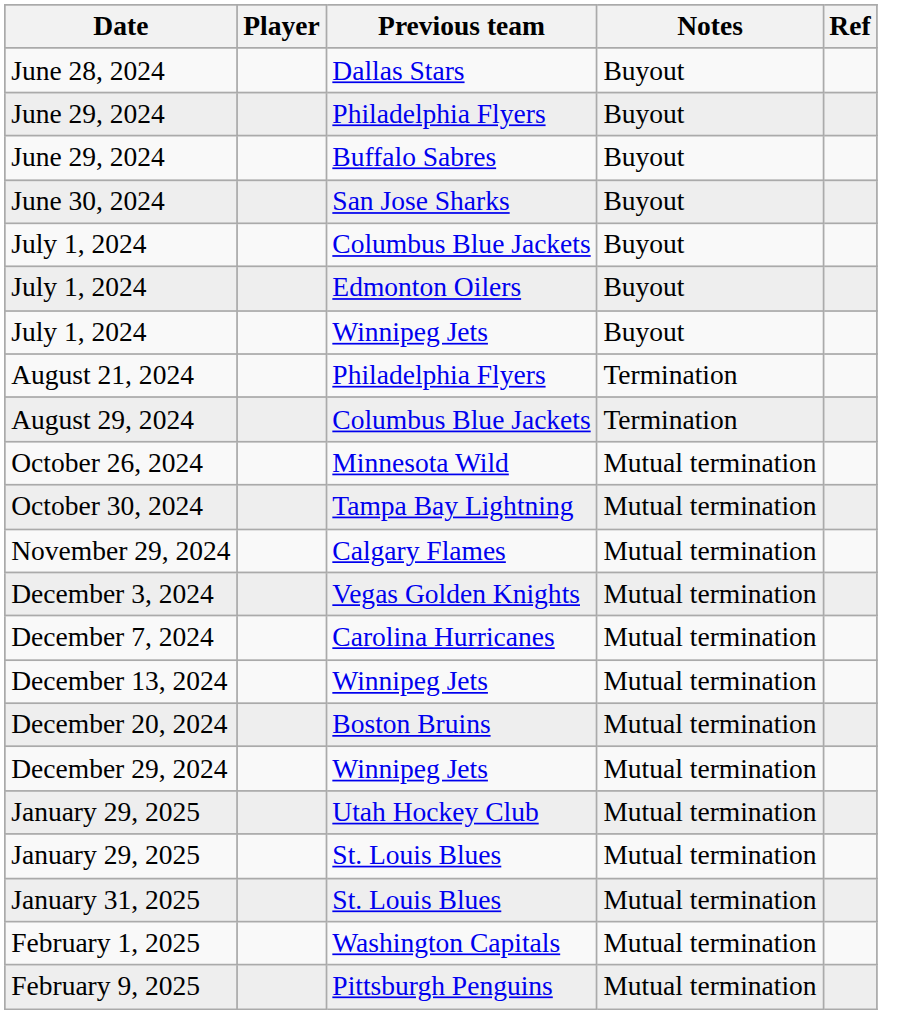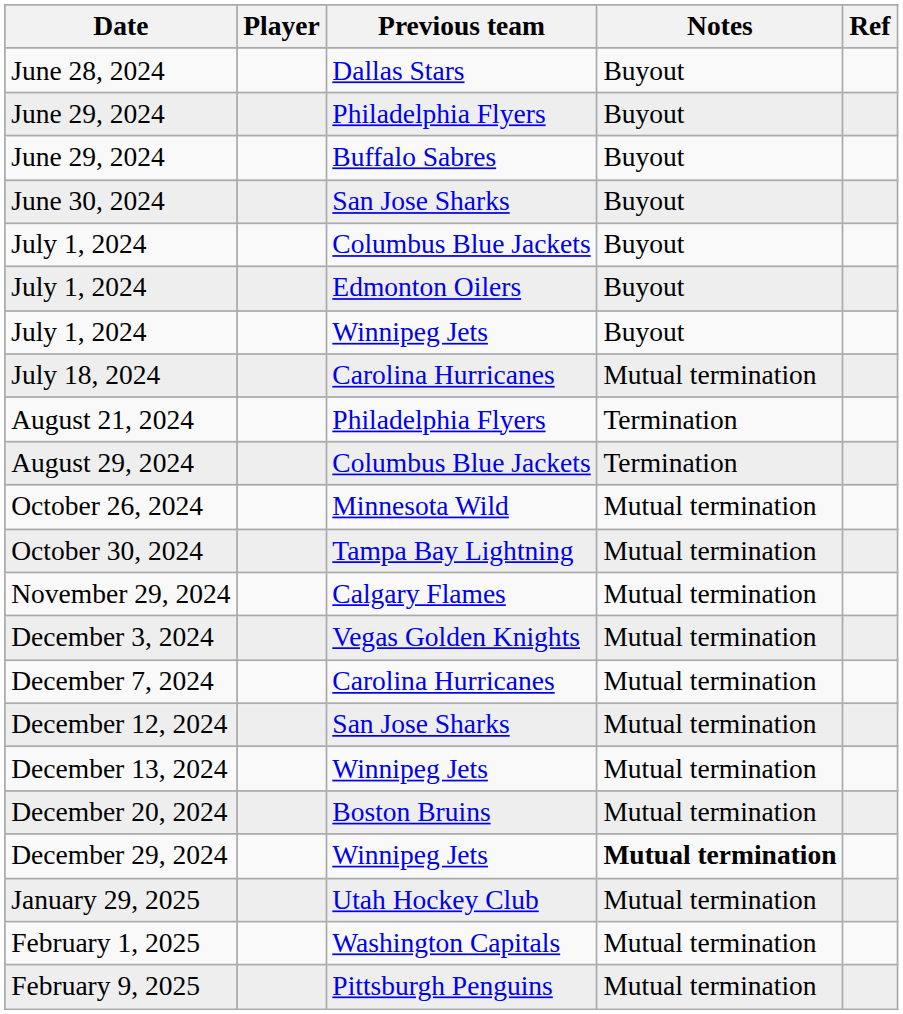+ row: (86, 375)
+ row: (119, 724)
(710, 768) normal -> (720, 855) bold
- row: (106, 855)
- row: (106, 899)
